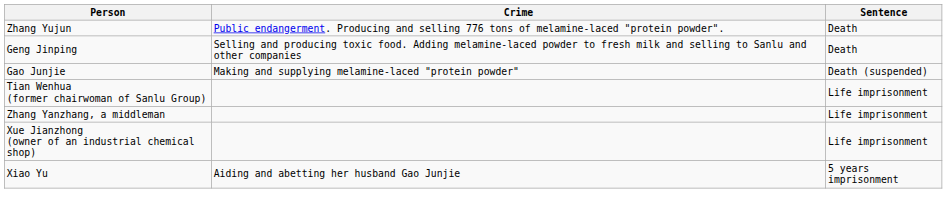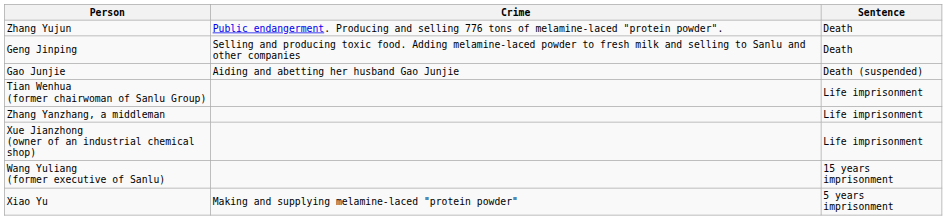(366, 71) Making and supplying melamine-laced "protein powder" -> (336, 71) Aiding and abetting her husband Gao Junjie
+ row: (86, 174)
(337, 174) Aiding and abetting her husband Gao Junjie -> (365, 201) Making and supplying melamine-laced "protein powder"
